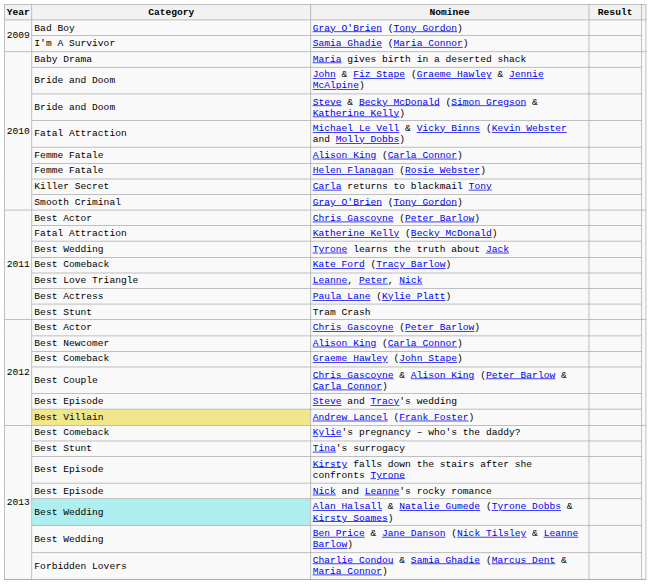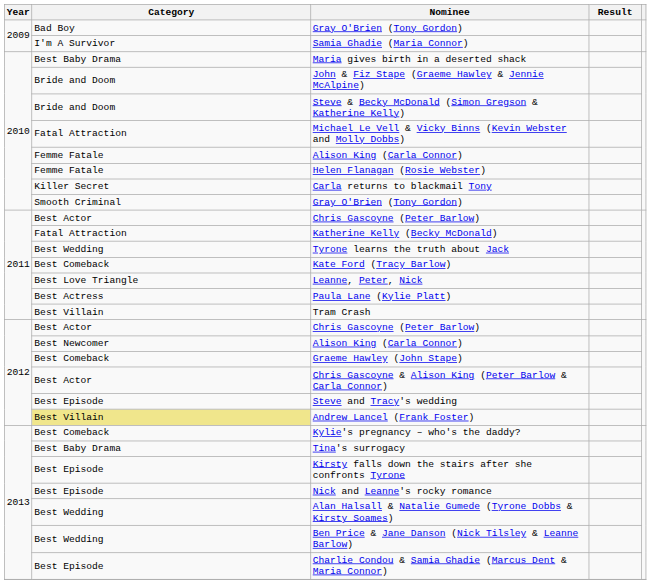(63, 59) Baby Drama -> (78, 59) Best Baby Drama
(63, 312) Best Stunt -> (69, 312) Best Villain
(66, 380) Best Couple -> (63, 380) Best Actor
(63, 449) Best Stunt -> (78, 449) Best Baby Drama
(69, 512) paleturquoise background -> (69, 512) no background
(81, 566) Forbidden Lovers -> (69, 566) Best Episode
